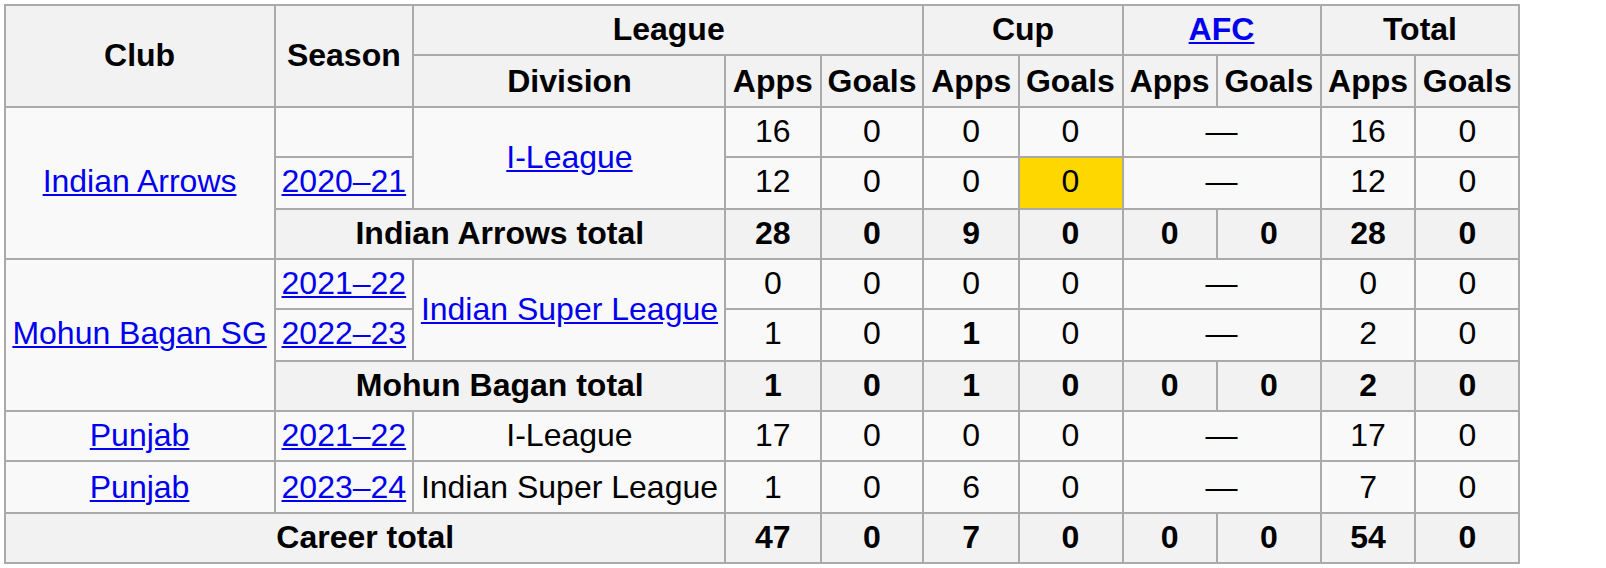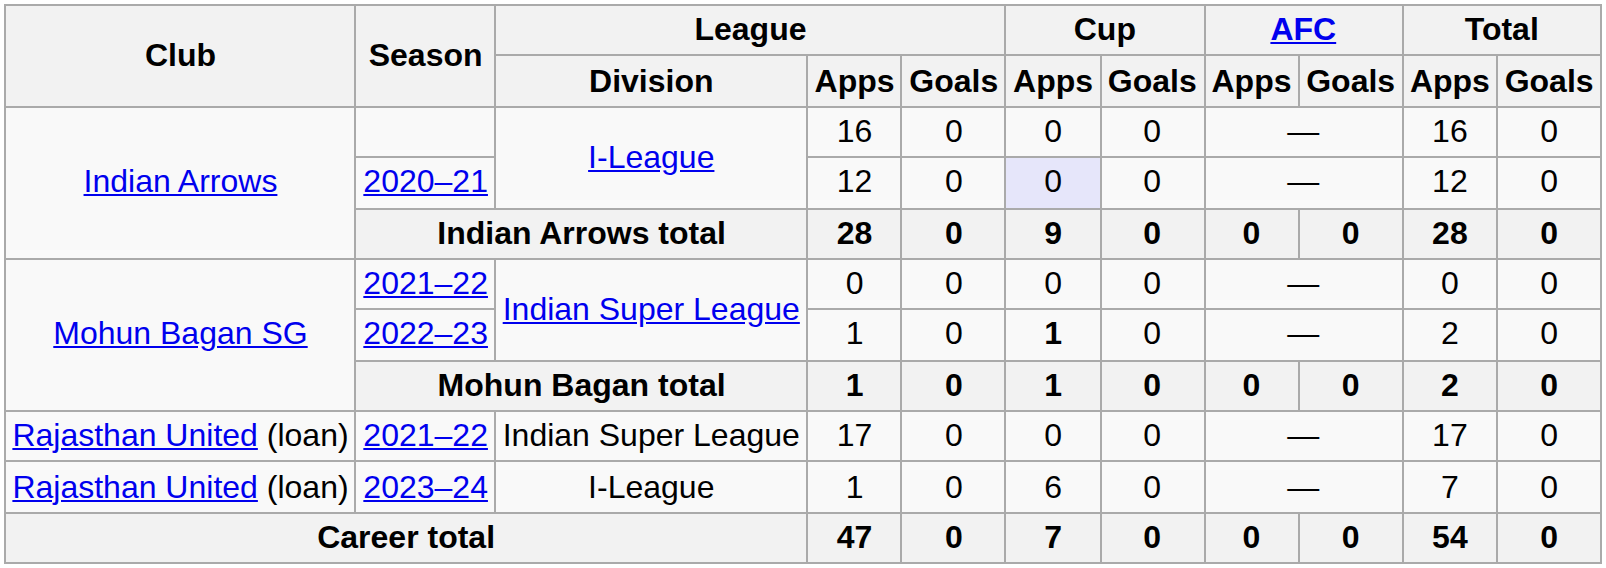(971, 182) no background -> (1053, 182) lavender background
(1070, 182) gold background -> (1152, 182) no background
(140, 435) Punjab -> (180, 435) Rajasthan United (loan)
(569, 435) I-League -> (651, 435) Indian Super League
(140, 486) Punjab -> (180, 486) Rajasthan United (loan)
(569, 486) Indian Super League -> (651, 486) I-League
